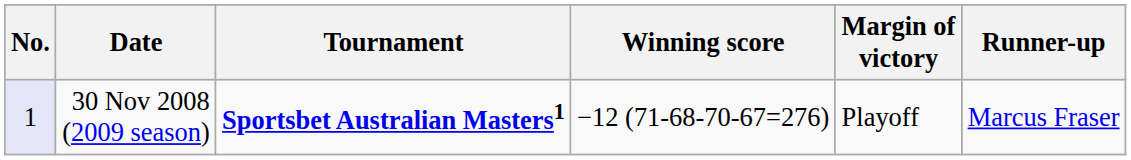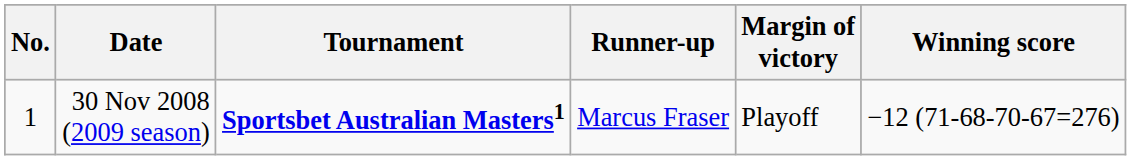columns swapped: (703, 42) <-> (1044, 42)
(30, 117) lavender background -> (30, 117) no background
